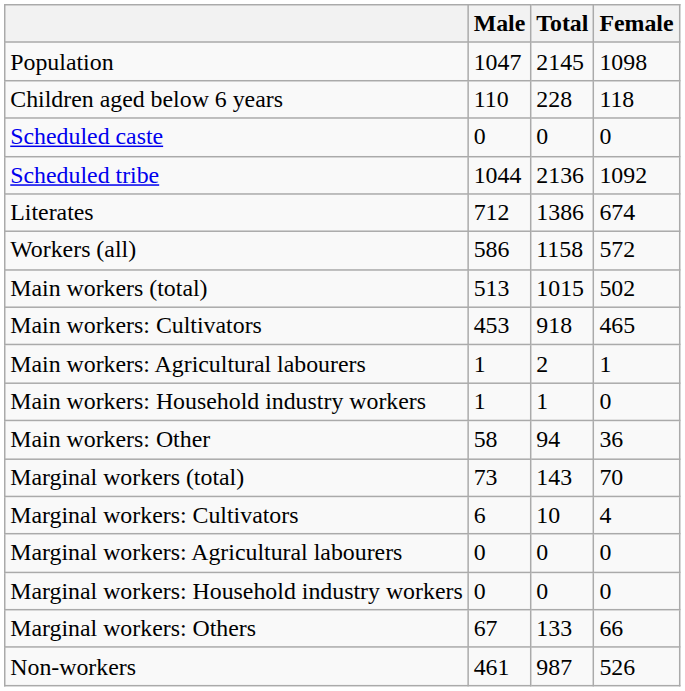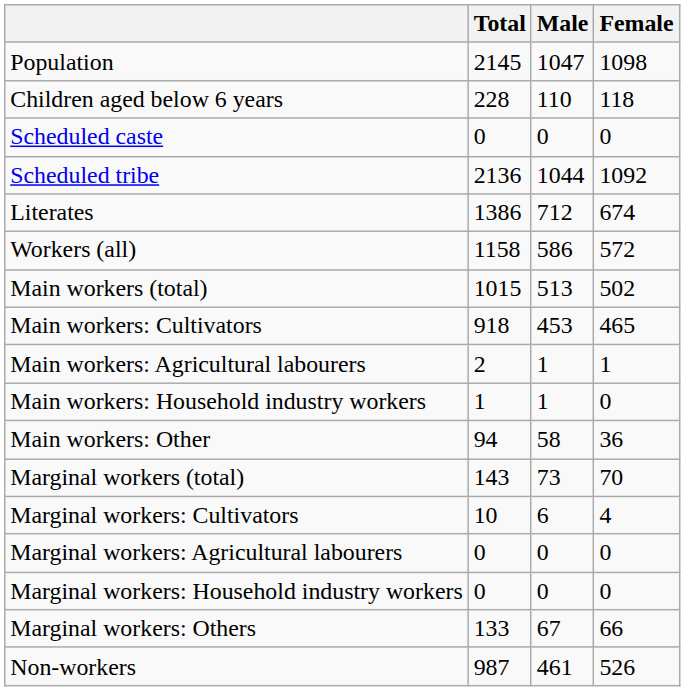columns swapped: (562, 23) <-> (499, 23)
